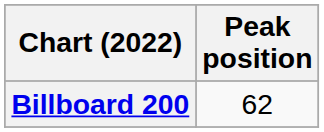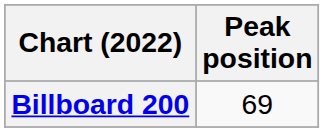(257, 103) 62 -> (257, 103) 69
